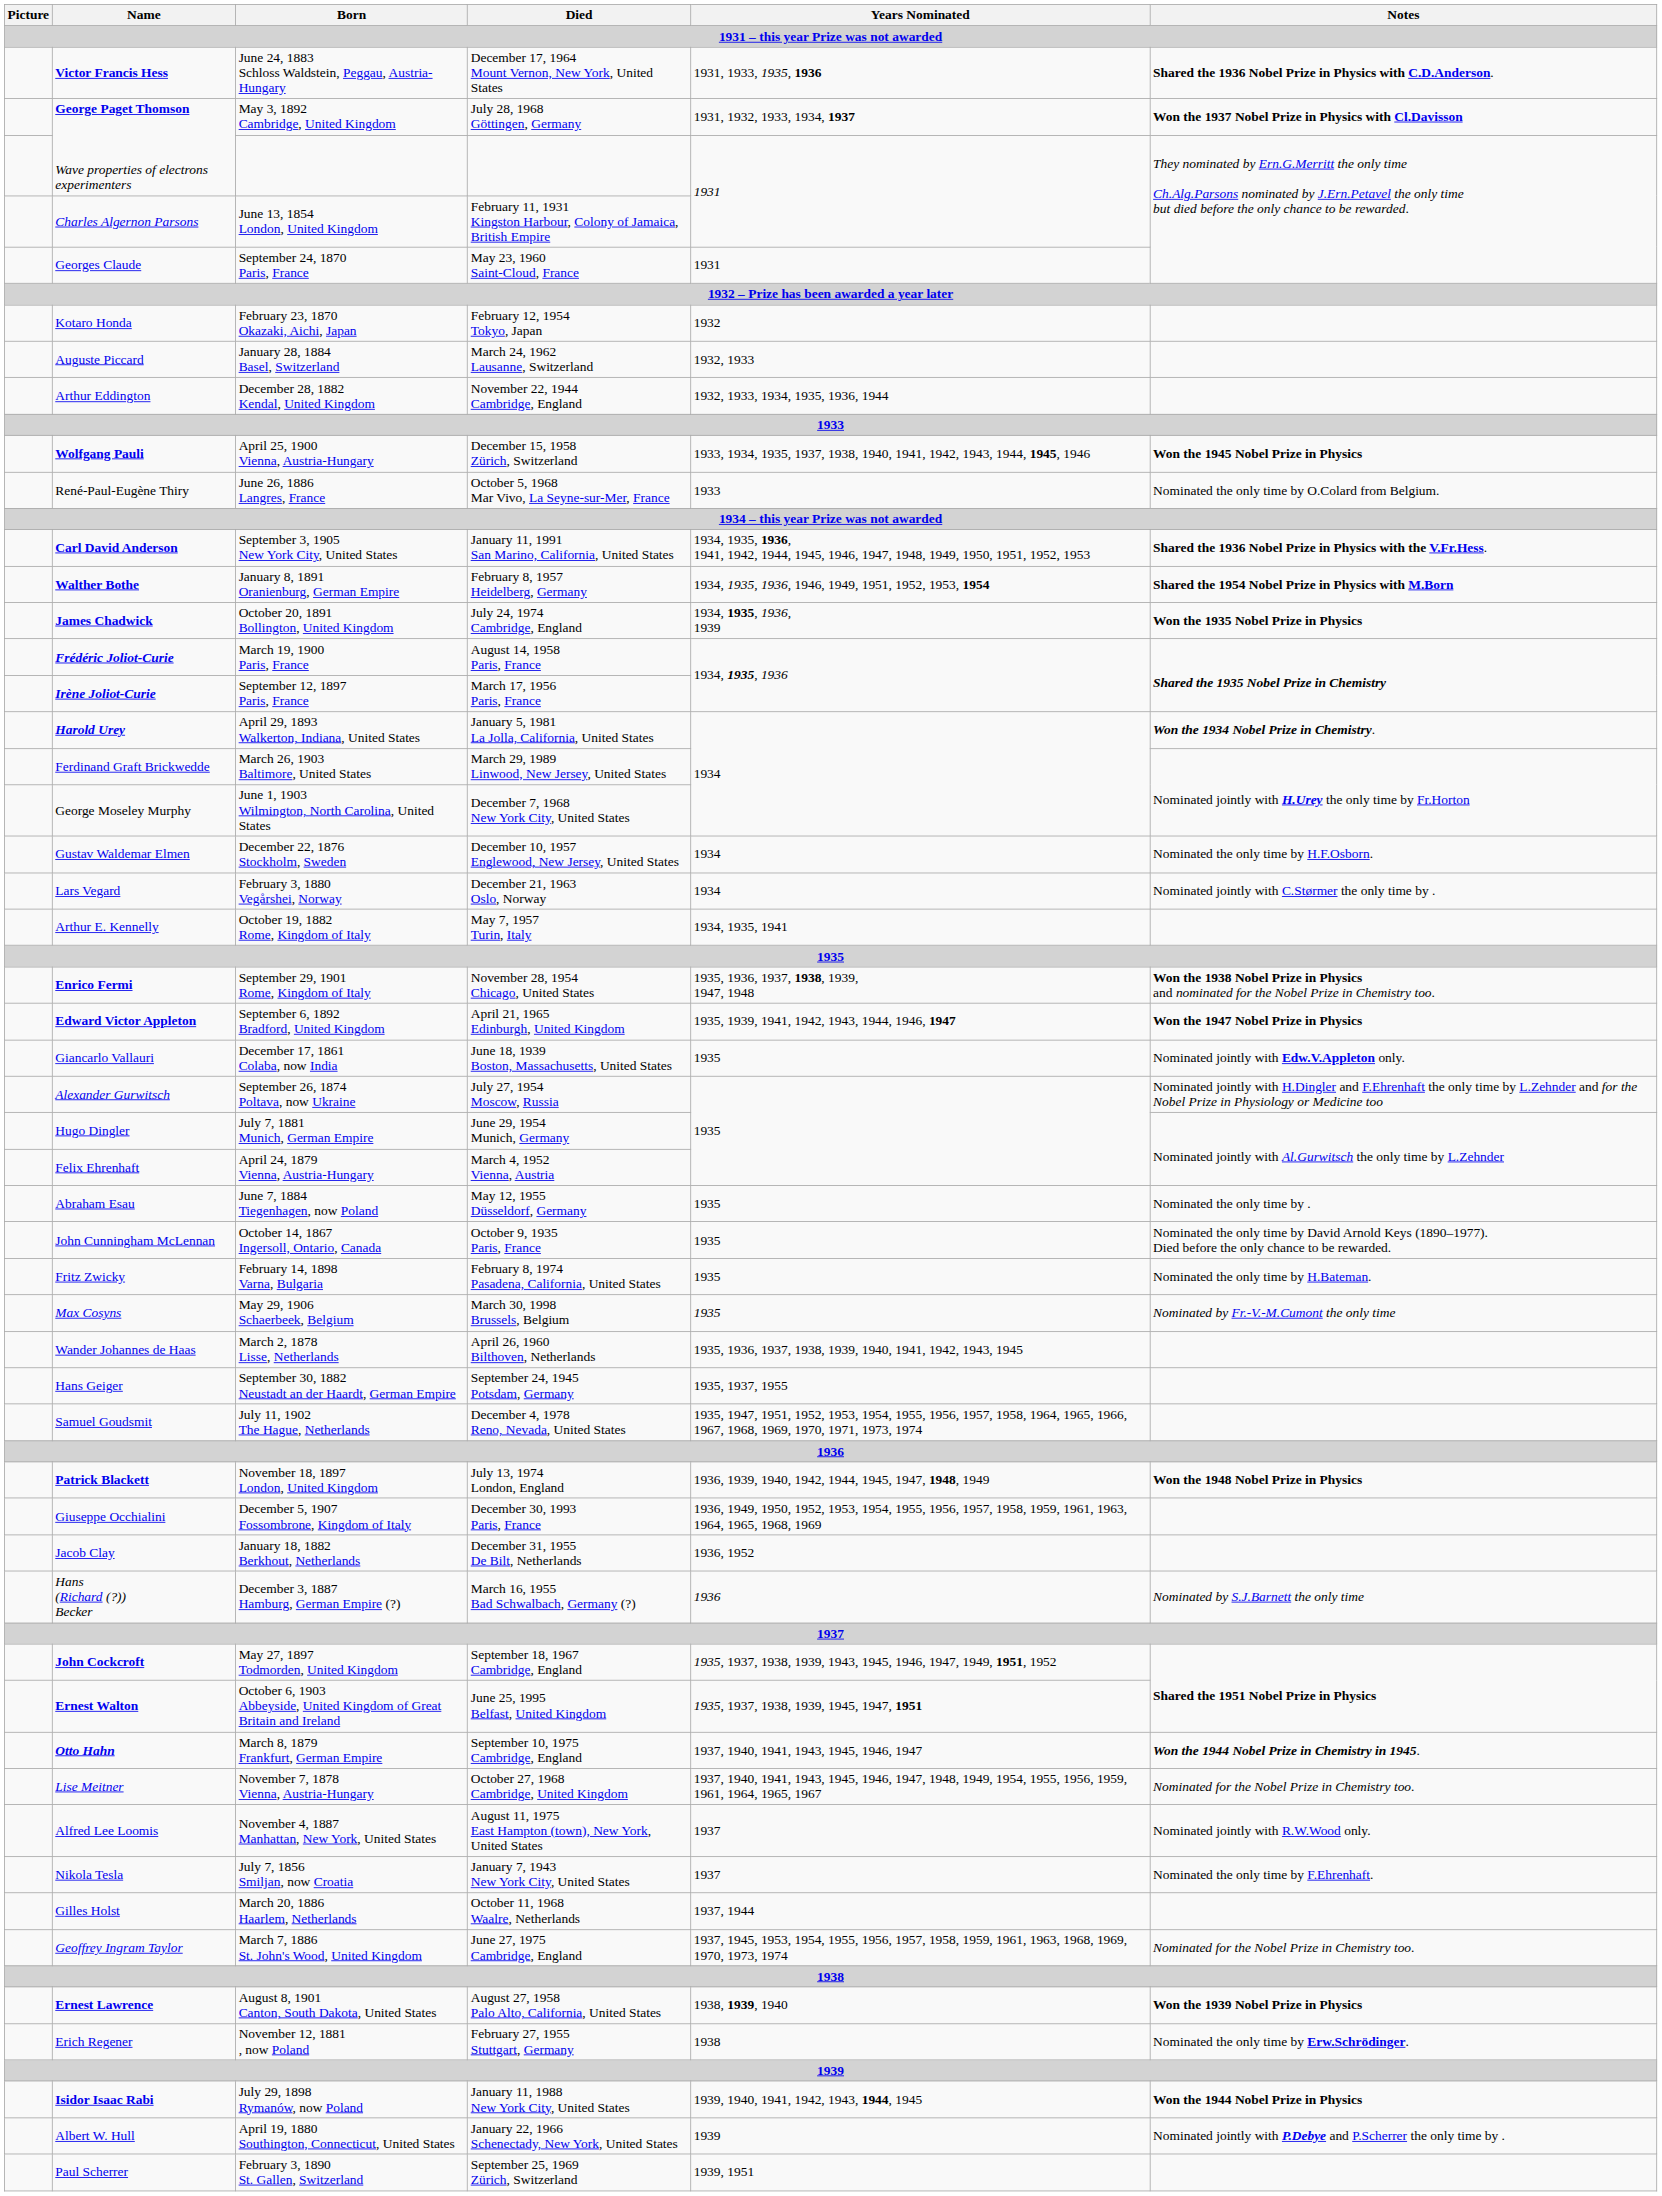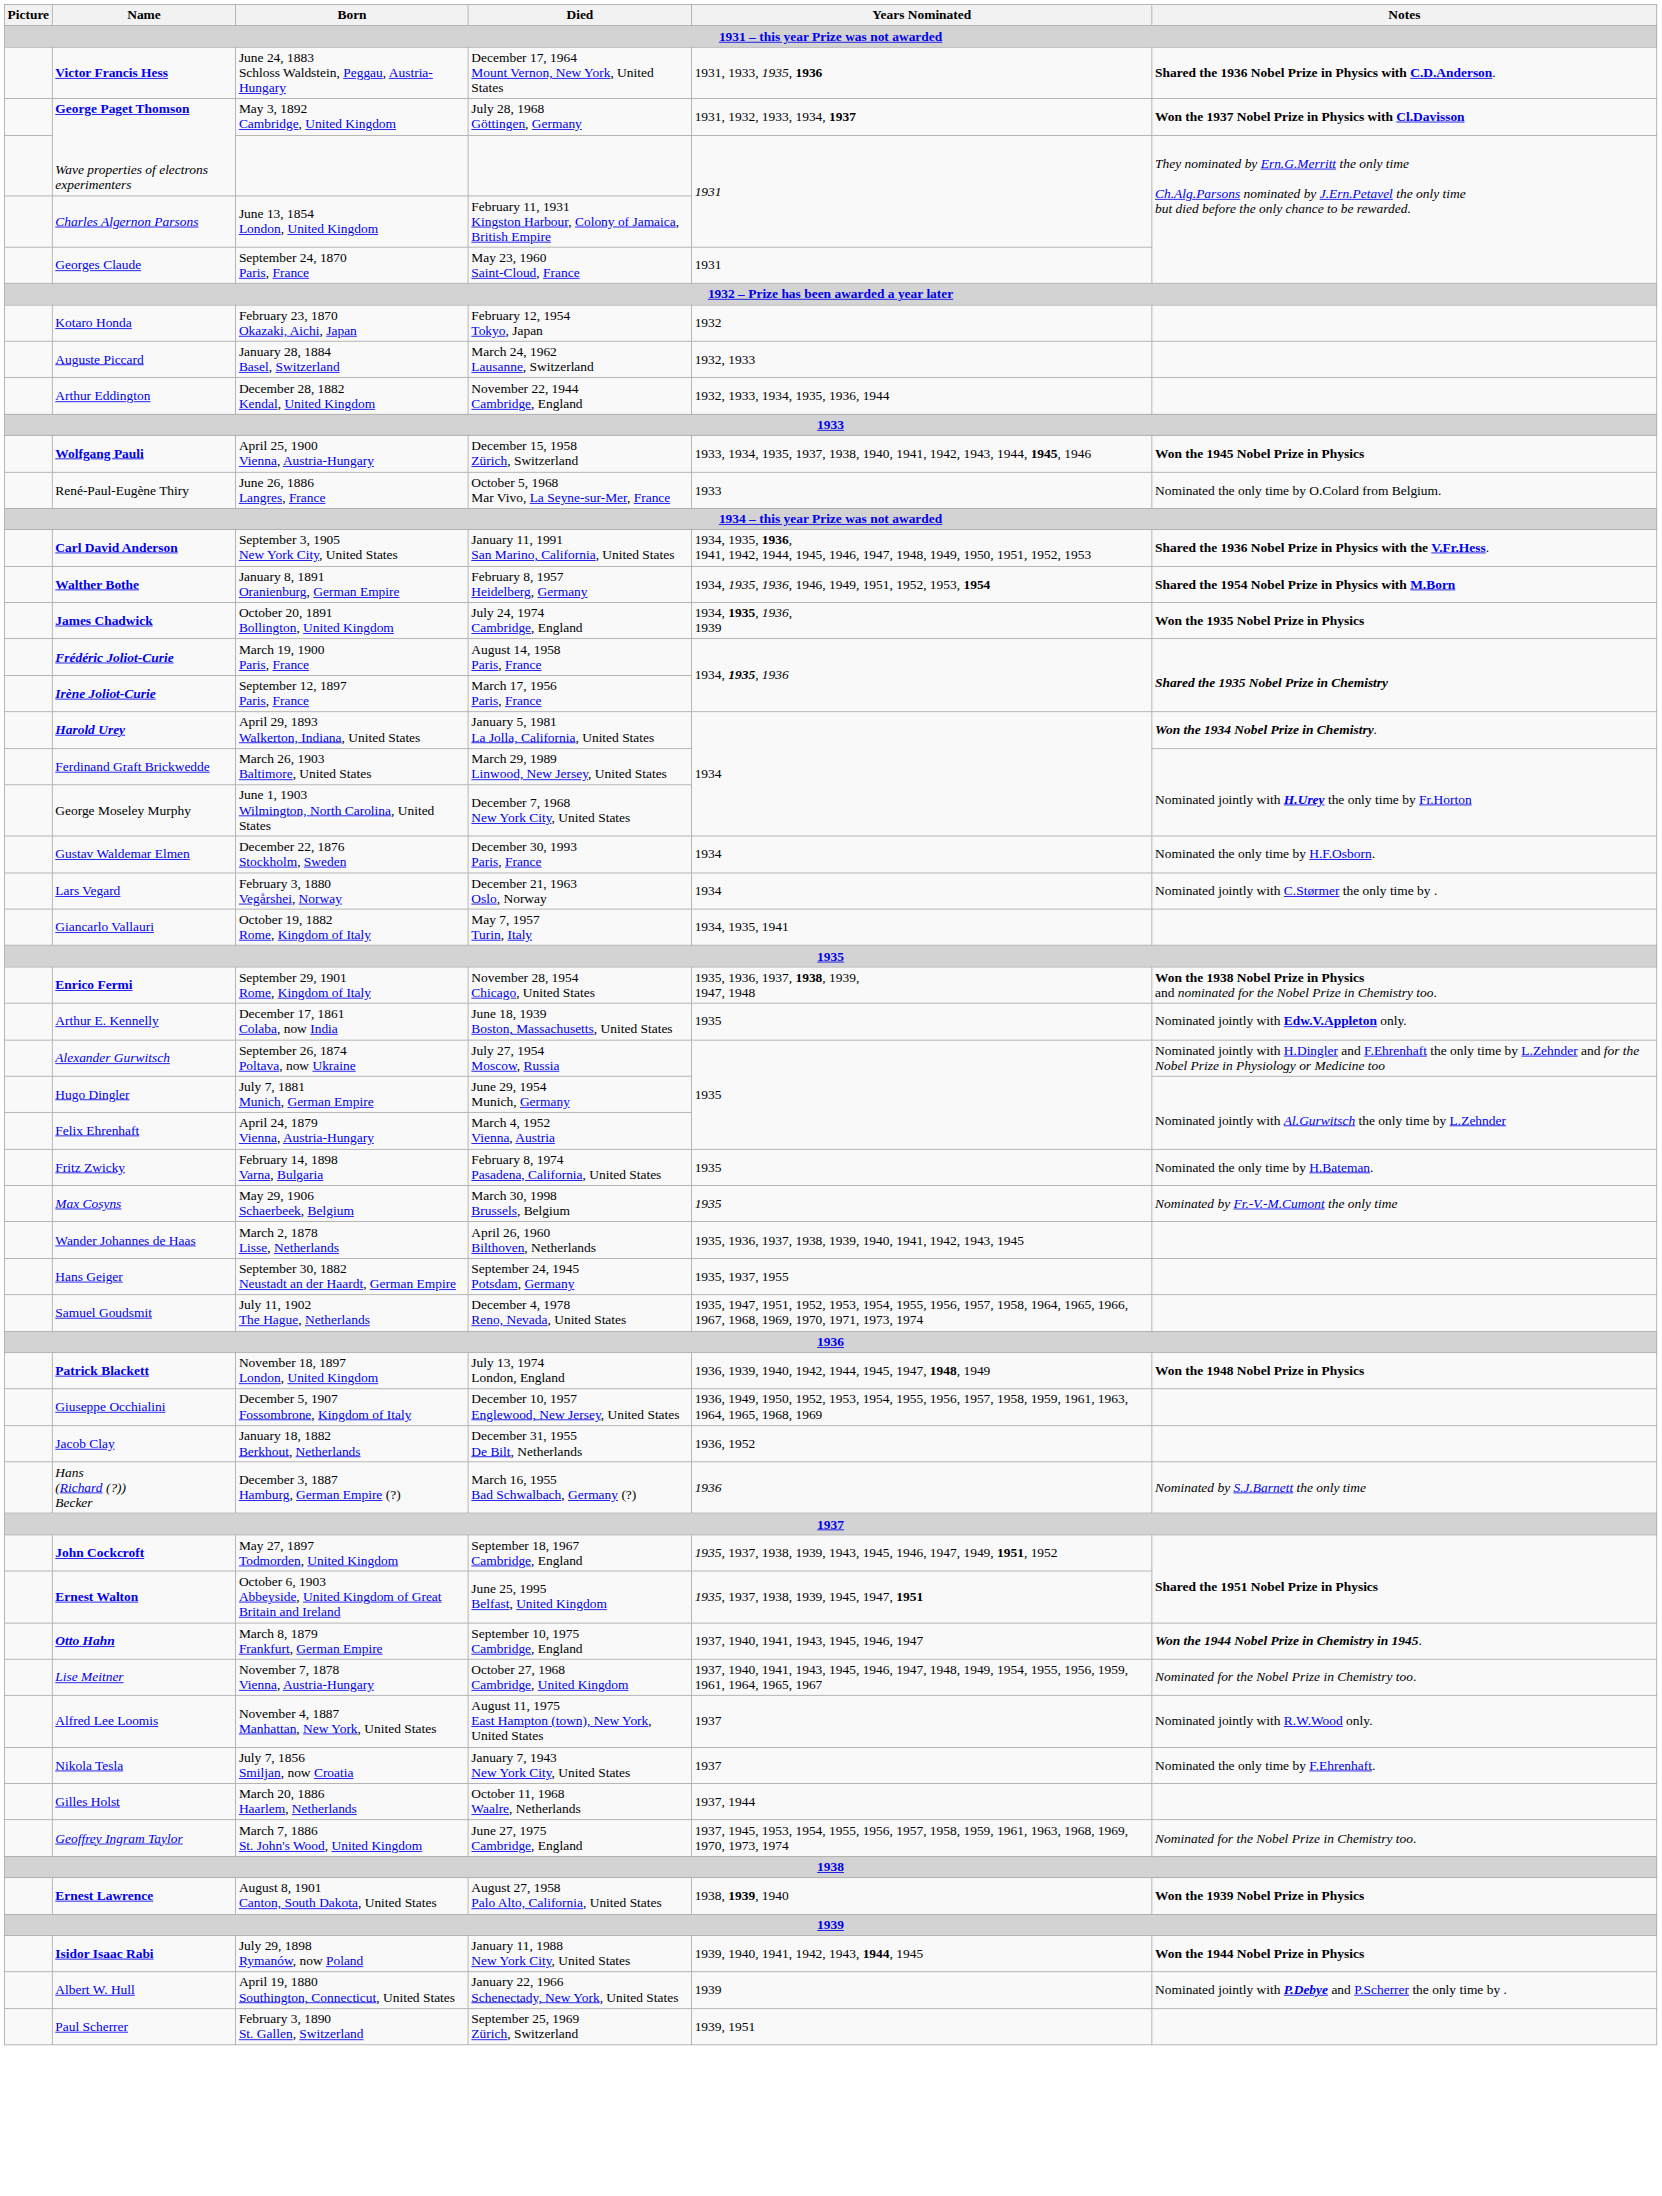(575, 854) December 10, 1957 Englewood, New Jersey, United States -> (524, 854) December 30, 1993 Paris, France
(107, 927) Arthur E. Kennelly -> (105, 927) Giancarlo Vallauri
- row: (312, 1021)
(105, 1058) Giancarlo Vallauri -> (107, 1021) Arthur E. Kennelly
- row: (308, 1203)
- row: (310, 1240)
(524, 1516) December 30, 1993 Paris, France -> (575, 1407) December 10, 1957 Englewood, New Jersey, United States
- row: (292, 2041)
